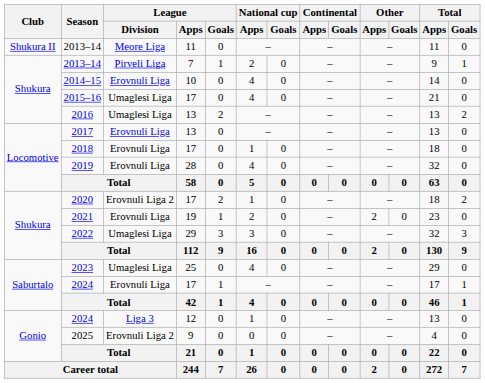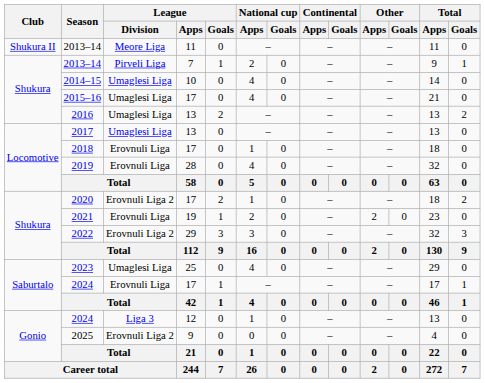(140, 81) Erovnuli Liga -> (140, 81) Umaglesi Liga
(140, 132) Erovnuli Liga -> (140, 132) Umaglesi Liga
(140, 234) Umaglesi Liga -> (140, 234) Erovnuli Liga 2
